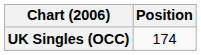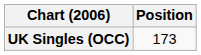(164, 38) 174 -> (164, 38) 173
